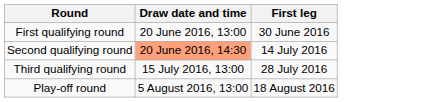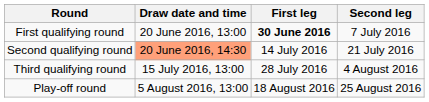+ column: (381, 13)
(294, 32) normal -> (294, 32) bold
